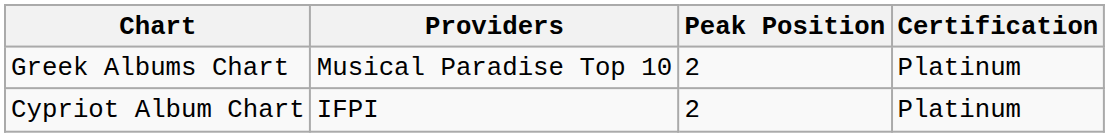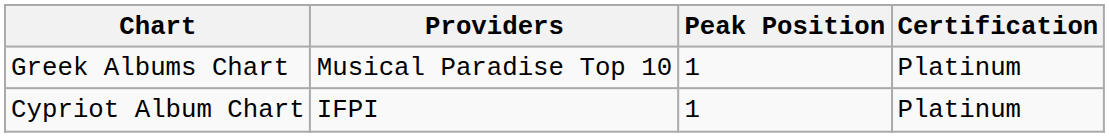(692, 68) 2 -> (692, 68) 1
(692, 110) 2 -> (692, 110) 1
